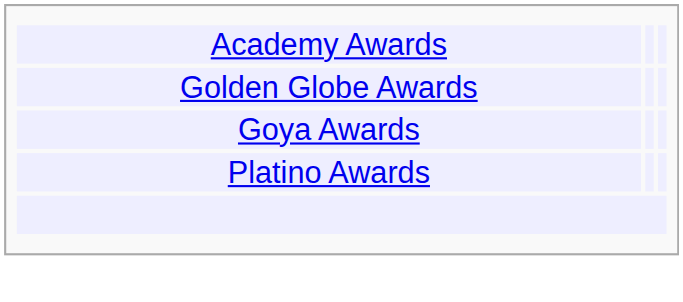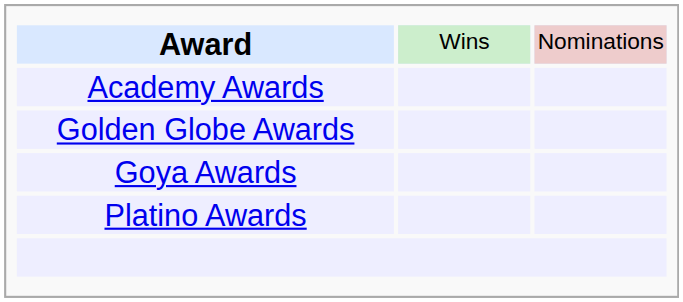+ row: (206, 44)
